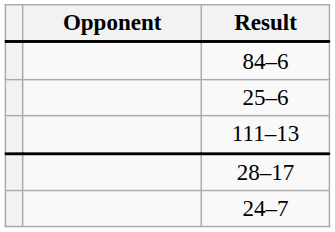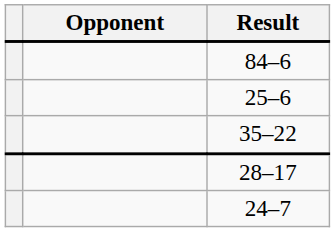+ row: (268, 133)
- row: (266, 133)
